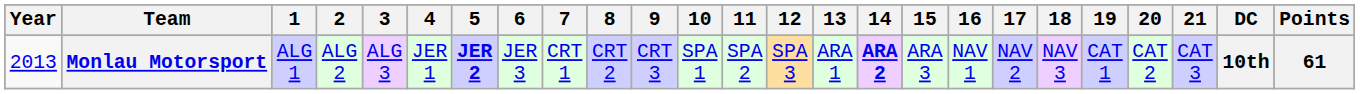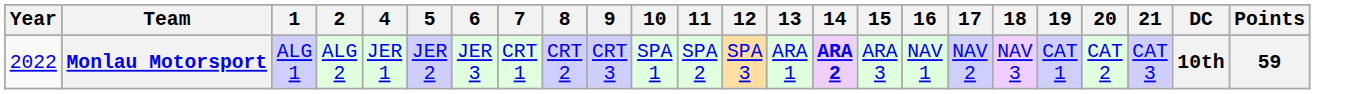- column: (385, 20)
(33, 62) 2013 -> (33, 62) 2022
(475, 62) bold -> (430, 62) normal
(1315, 62) 61 -> (1270, 62) 59
